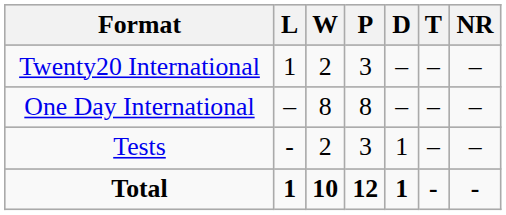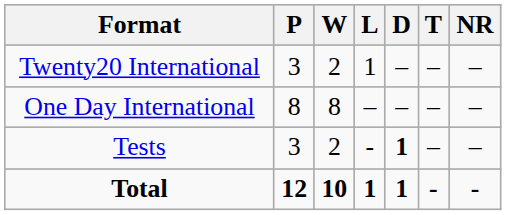columns swapped: (365, 24) <-> (290, 24)
(402, 147) normal -> (402, 147) bold
